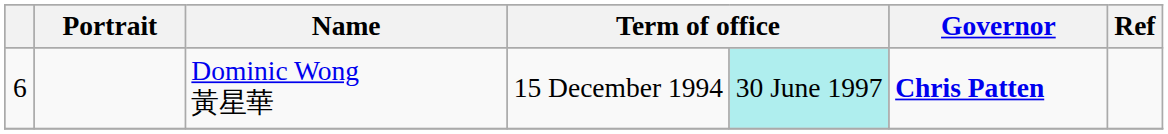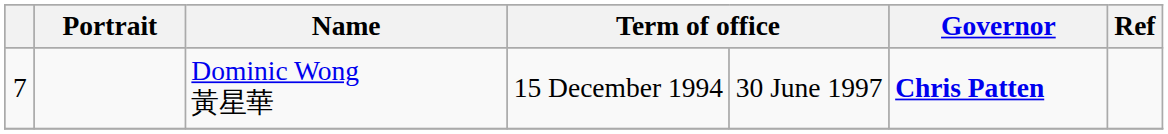(20, 88) 6 -> (20, 88) 7
(809, 88) paleturquoise background -> (809, 88) no background
